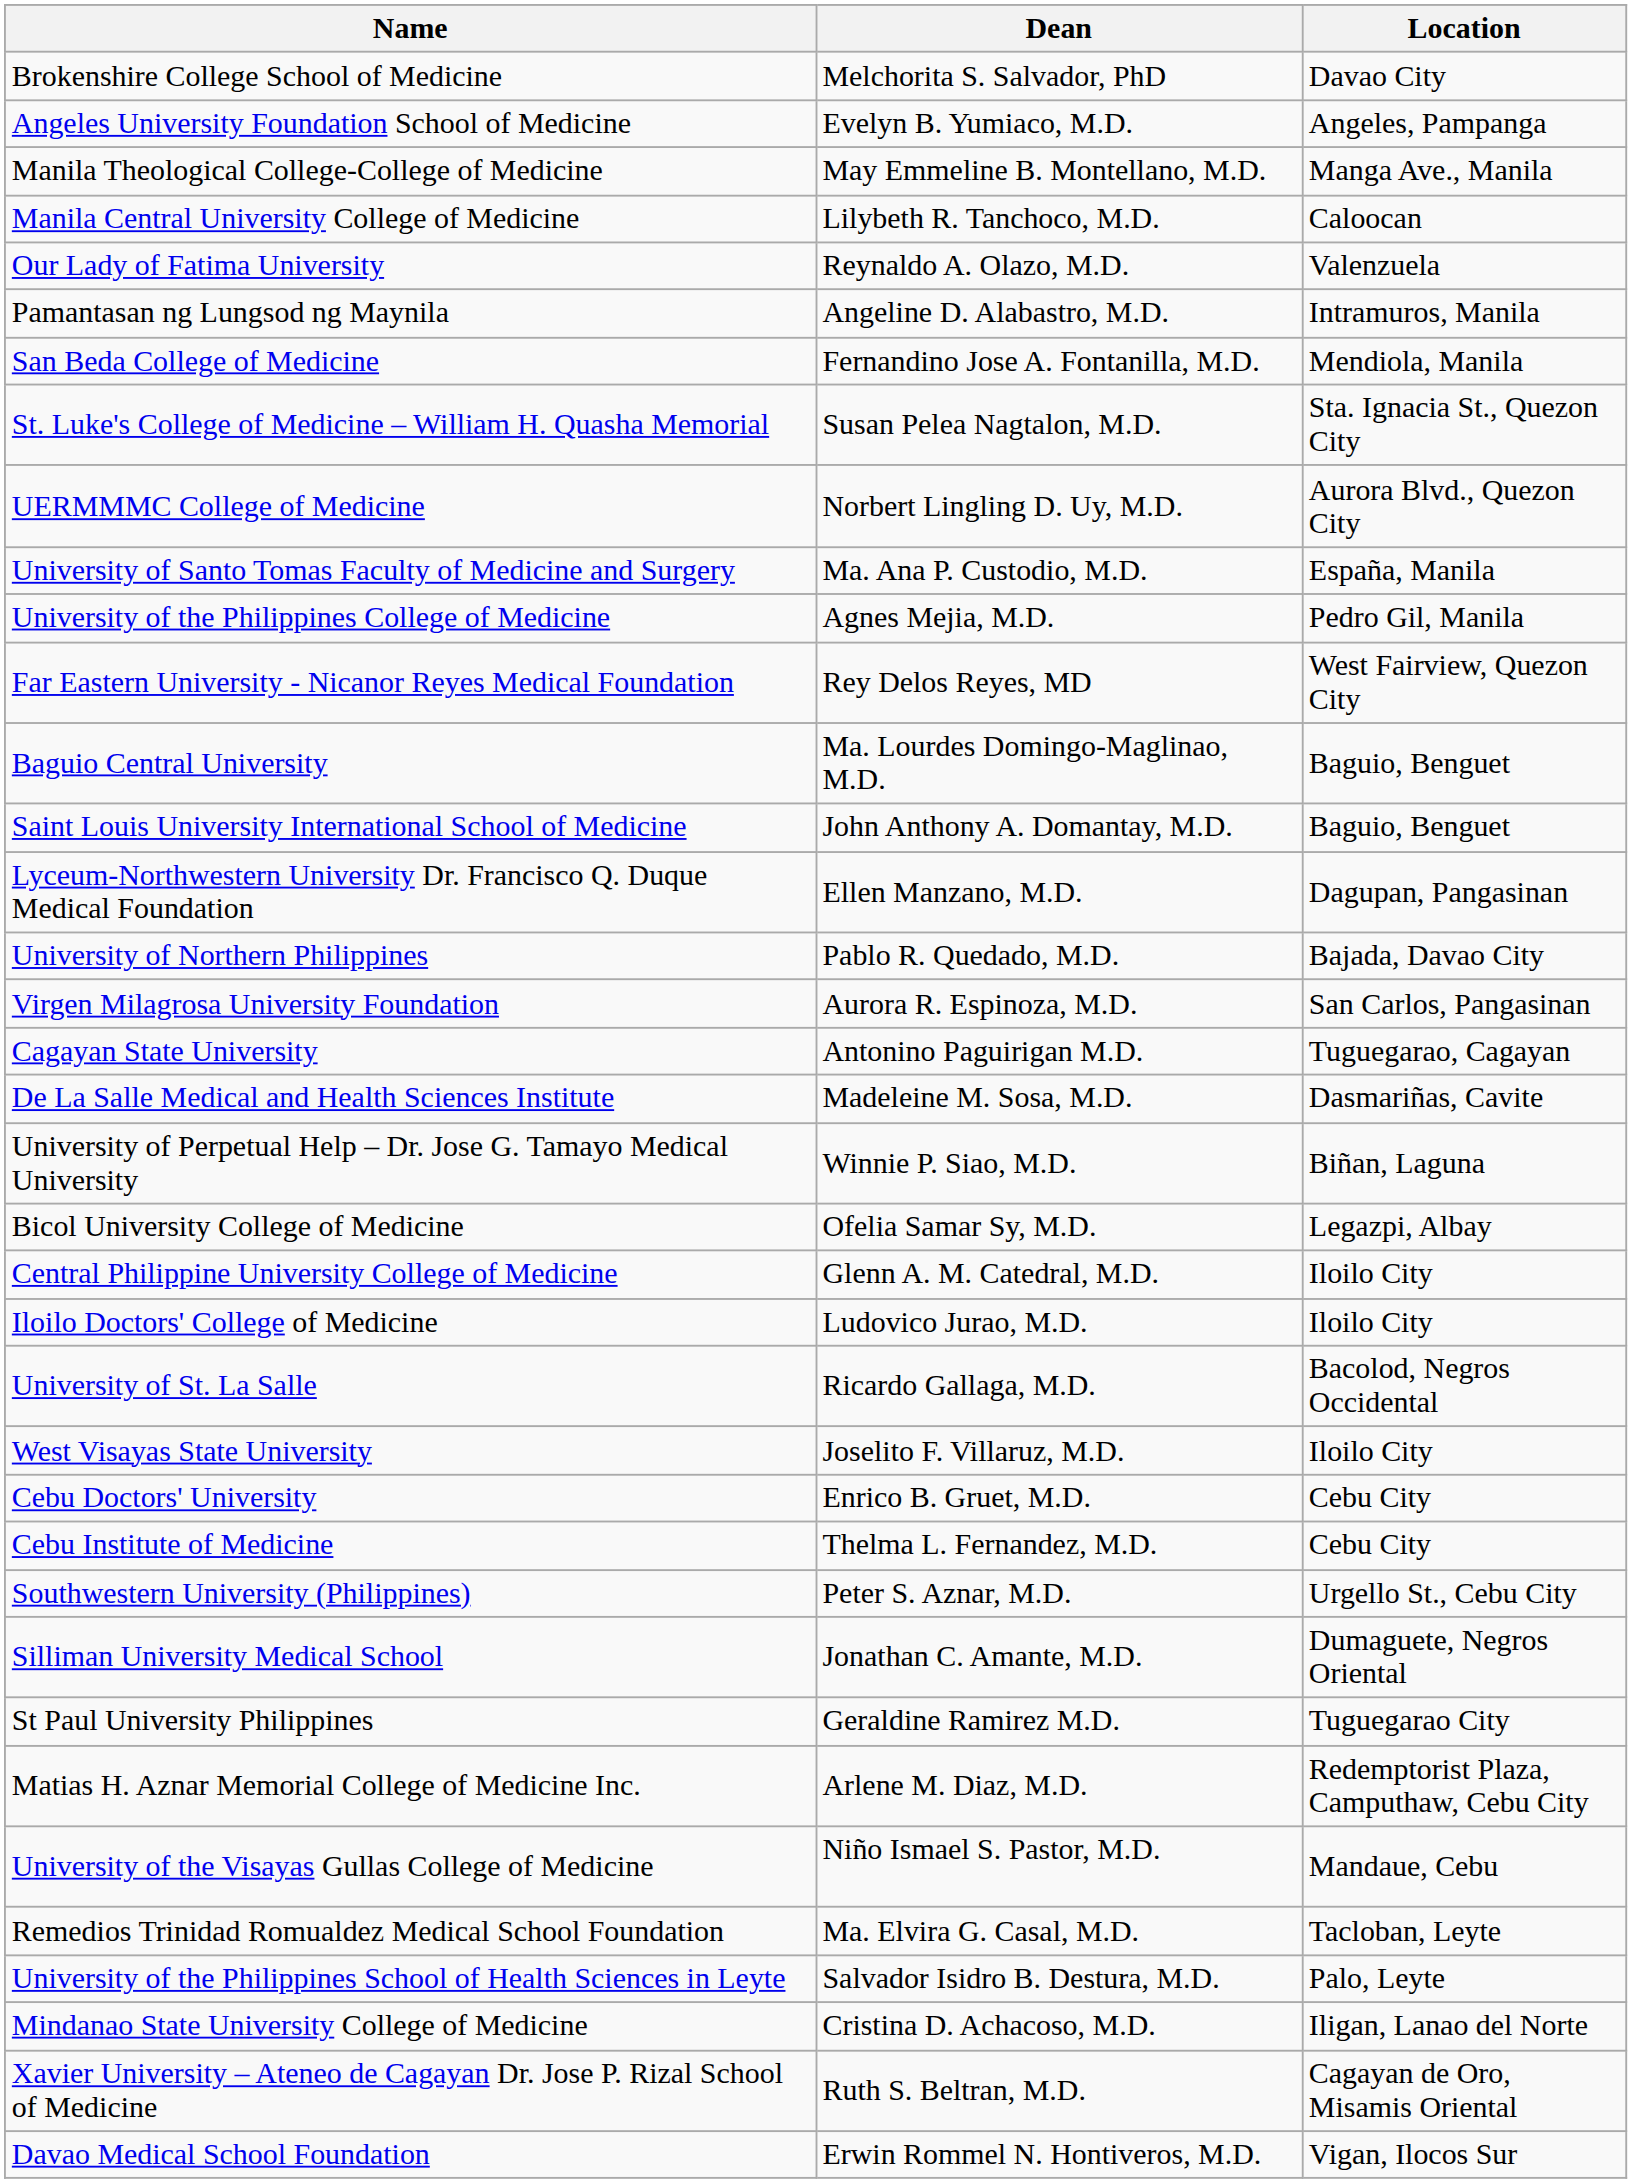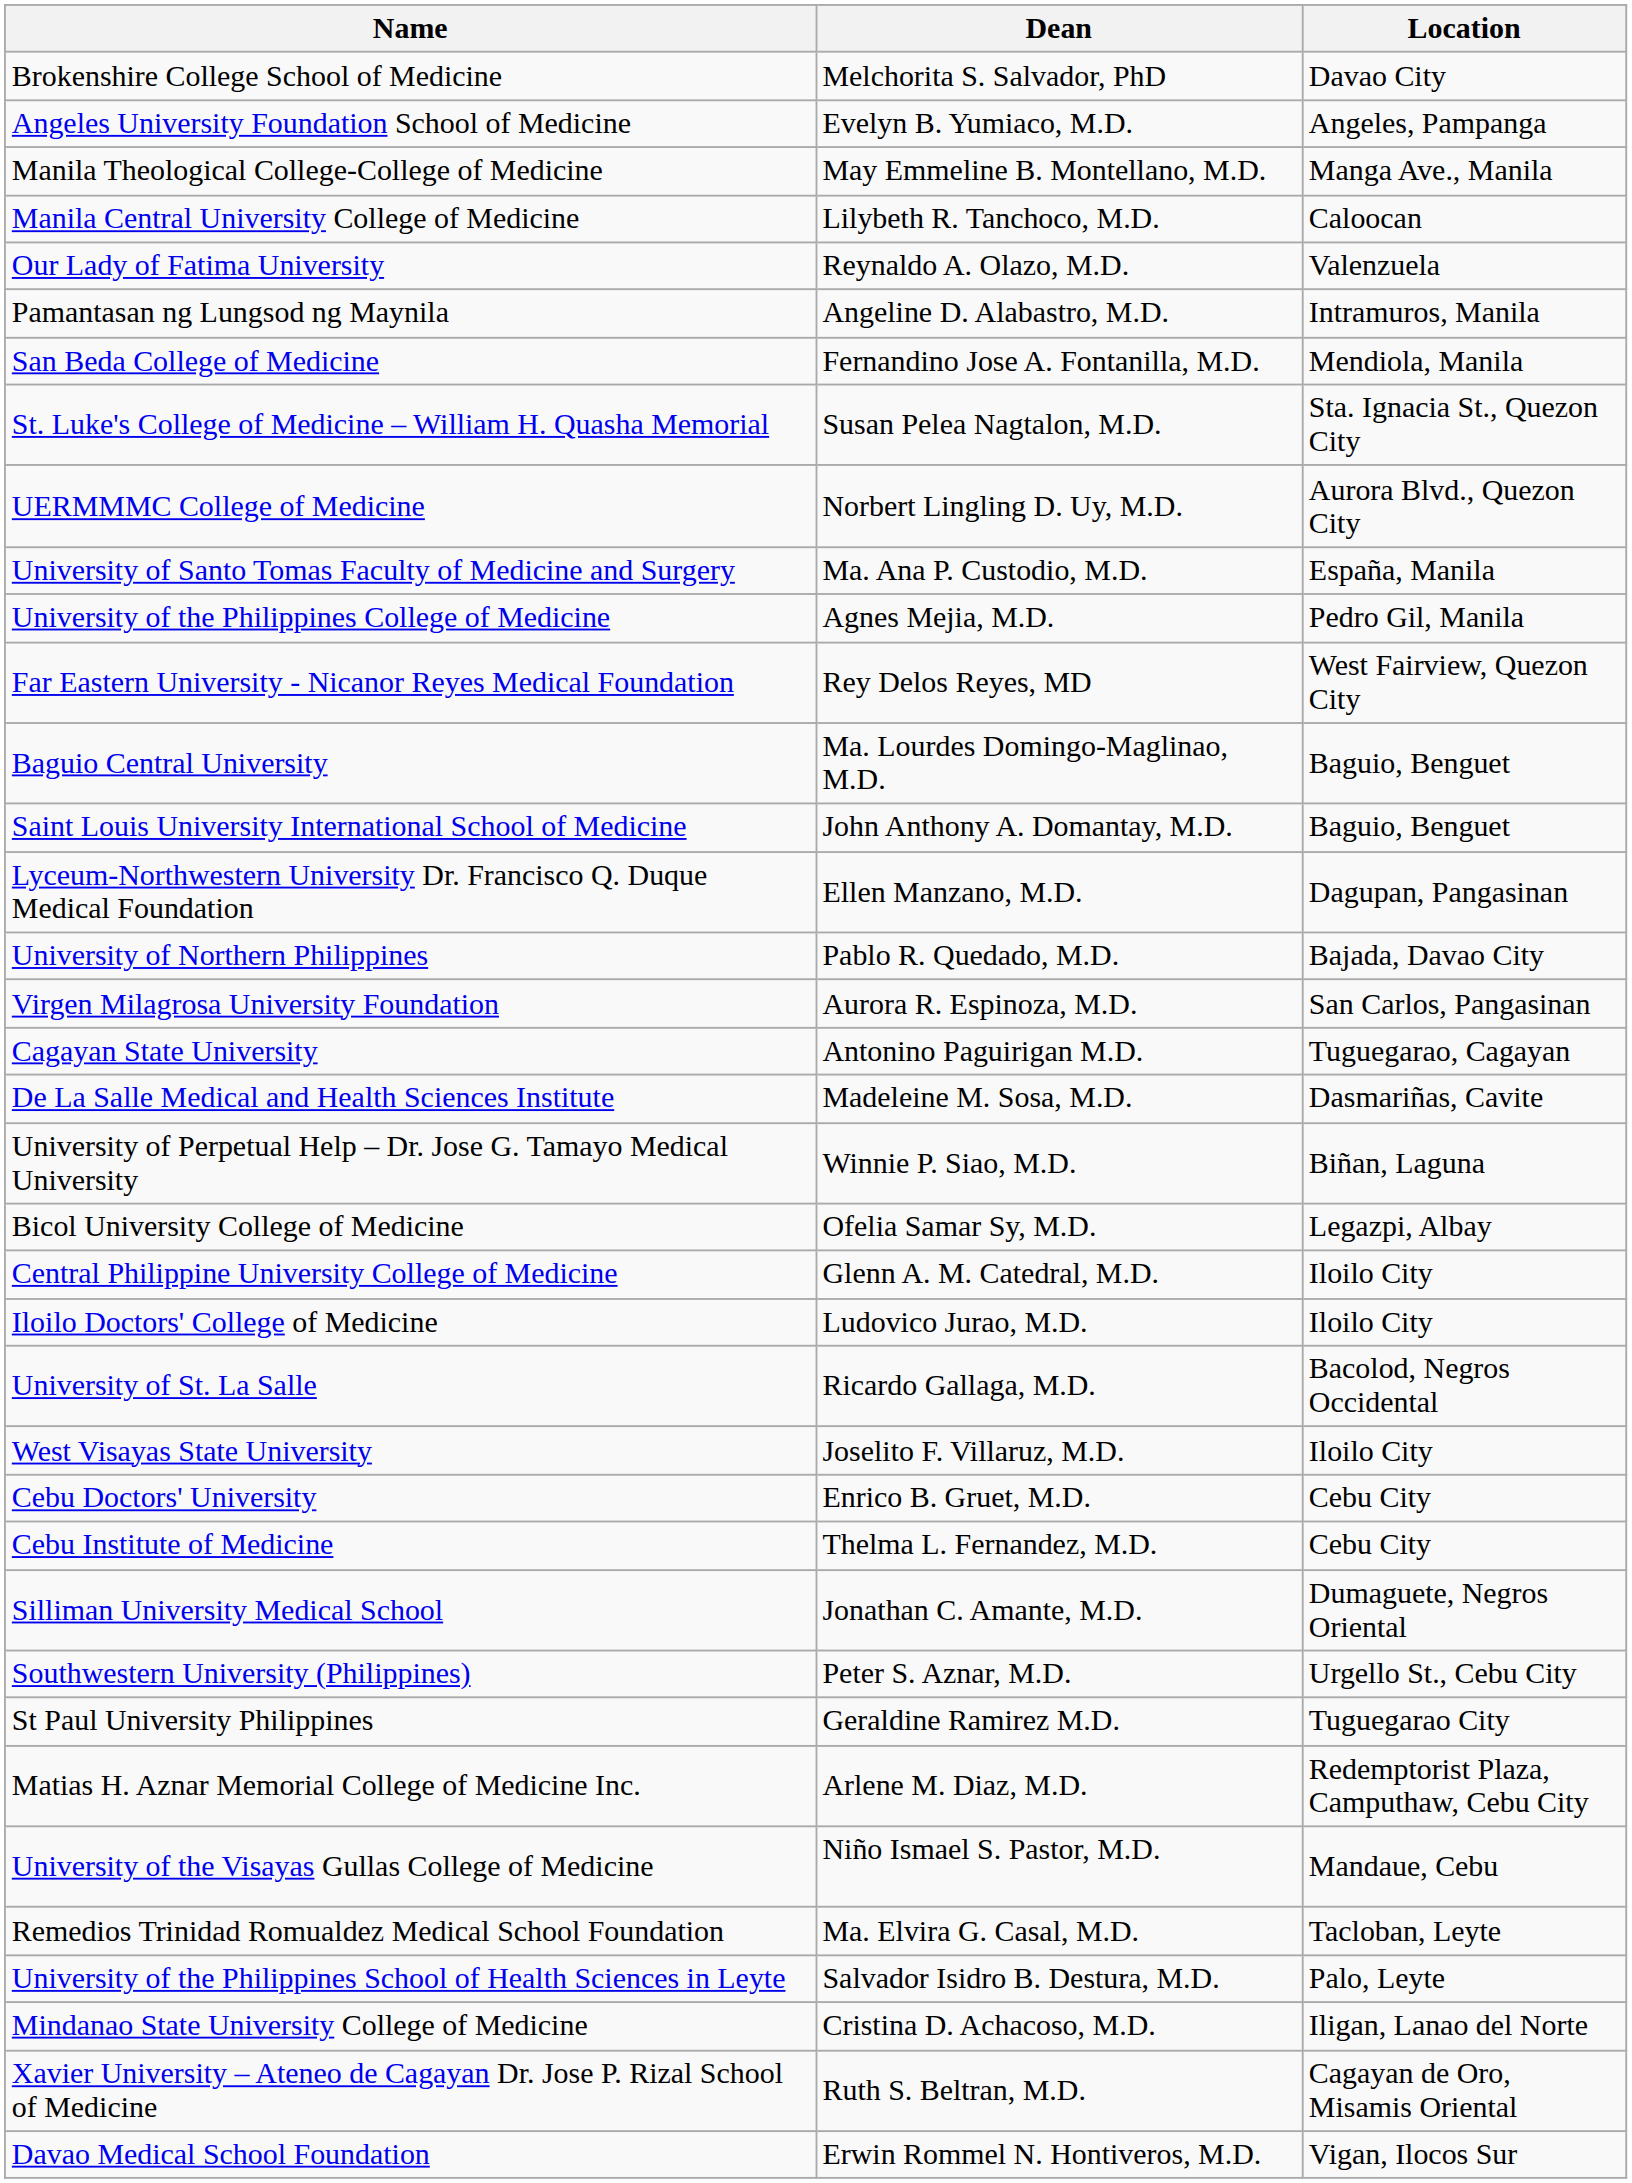rows swapped: (227, 1656) <-> (241, 1592)
